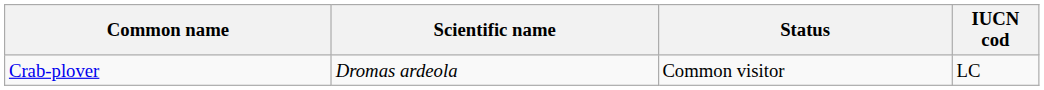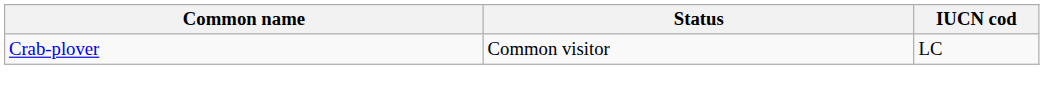- column: (495, 29)
